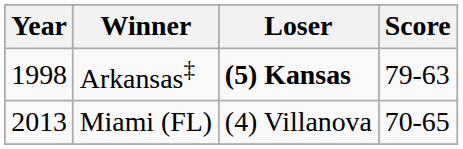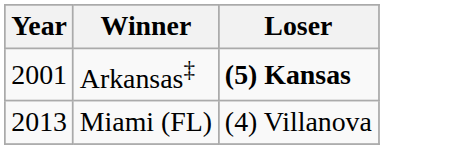- column: (418, 26)
(39, 74) 1998 -> (39, 74) 2001
